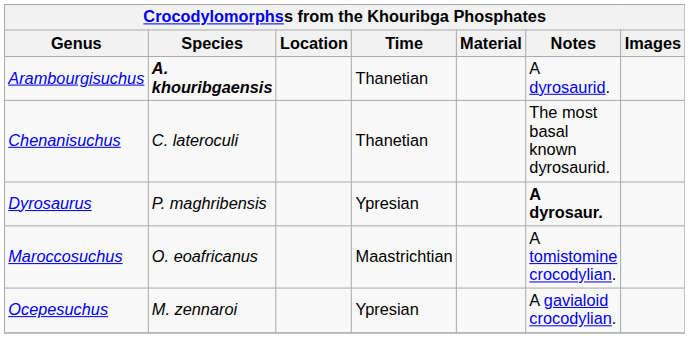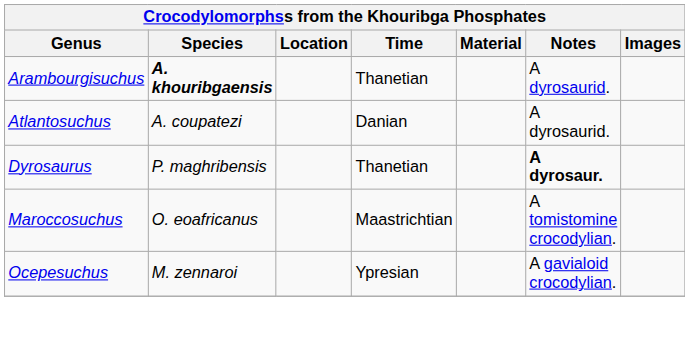+ row: (60, 122)
- row: (65, 140)
(387, 203) Ypresian -> (392, 166) Thanetian
